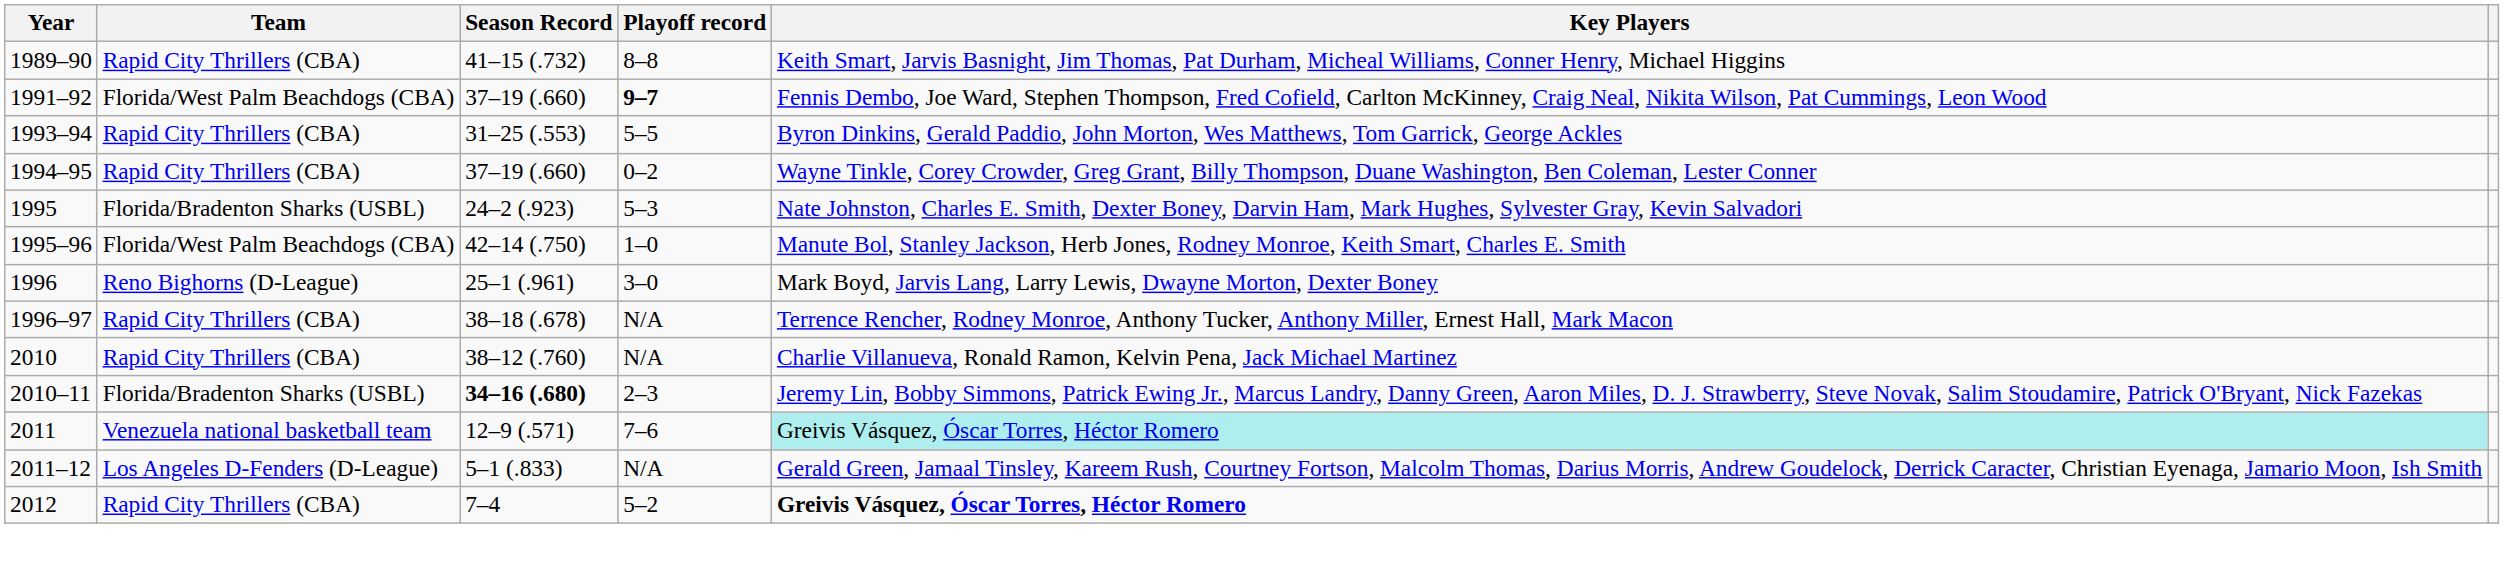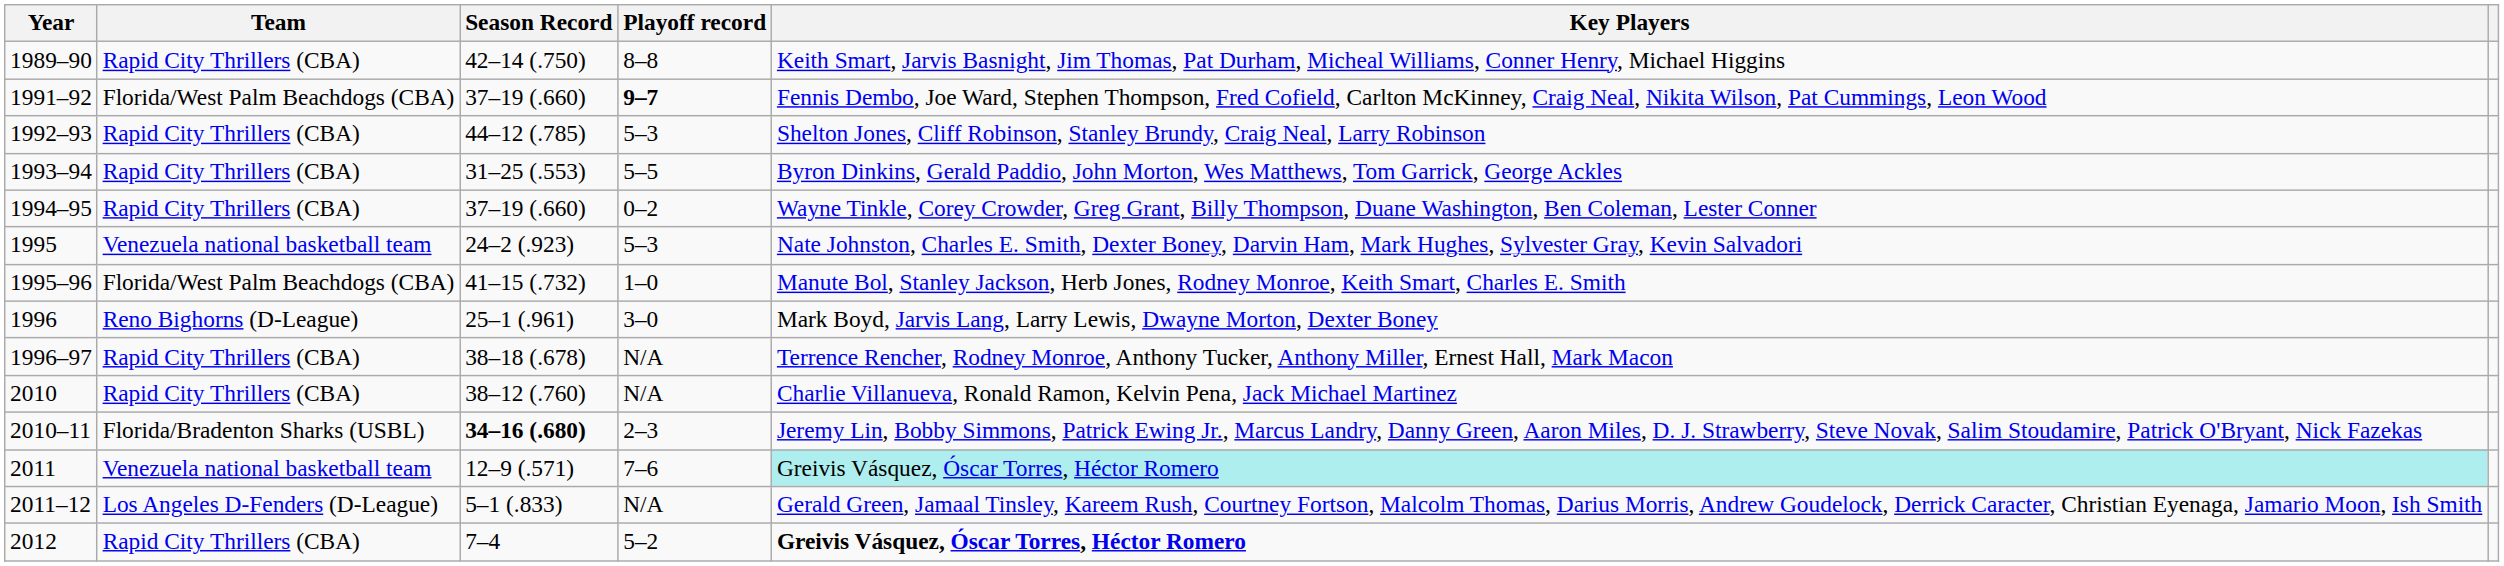(525, 60) 41–15 (.732) -> (525, 60) 42–14 (.750)
+ row: (51, 134)
(264, 208) Florida/Bradenton Sharks (USBL) -> (267, 245) Venezuela national basketball team
(525, 245) 42–14 (.750) -> (525, 282) 41–15 (.732)
